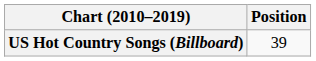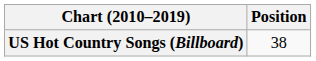(279, 42) 39 -> (279, 42) 38
